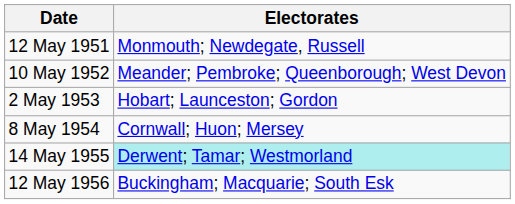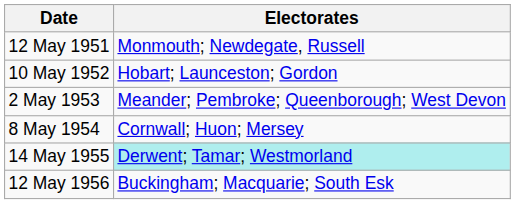(312, 73) Meander; Pembroke; Queenborough; West Devon -> (227, 73) Hobart; Launceston; Gordon
(227, 101) Hobart; Launceston; Gordon -> (312, 101) Meander; Pembroke; Queenborough; West Devon
